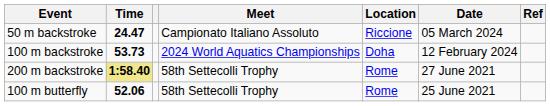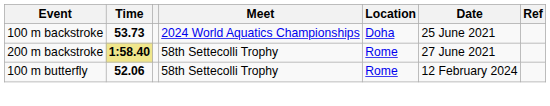- row: (52, 33)
(470, 52) 12 February 2024 -> (458, 33) 25 June 2021
(458, 91) 25 June 2021 -> (470, 71) 12 February 2024
